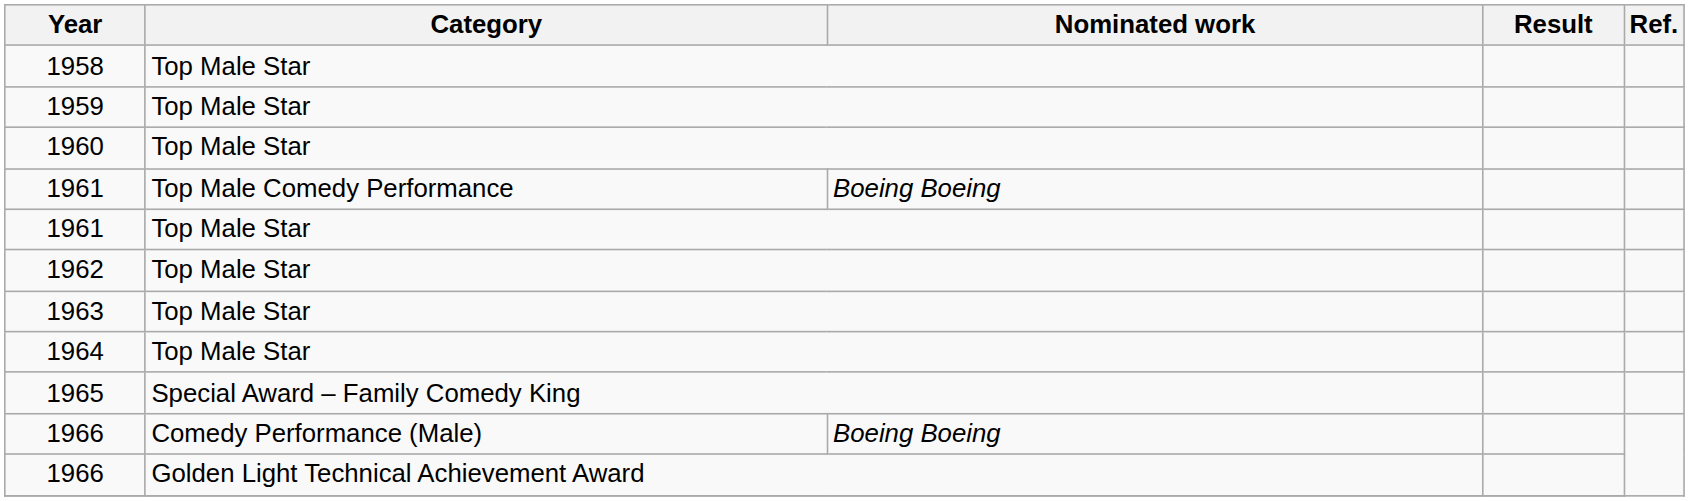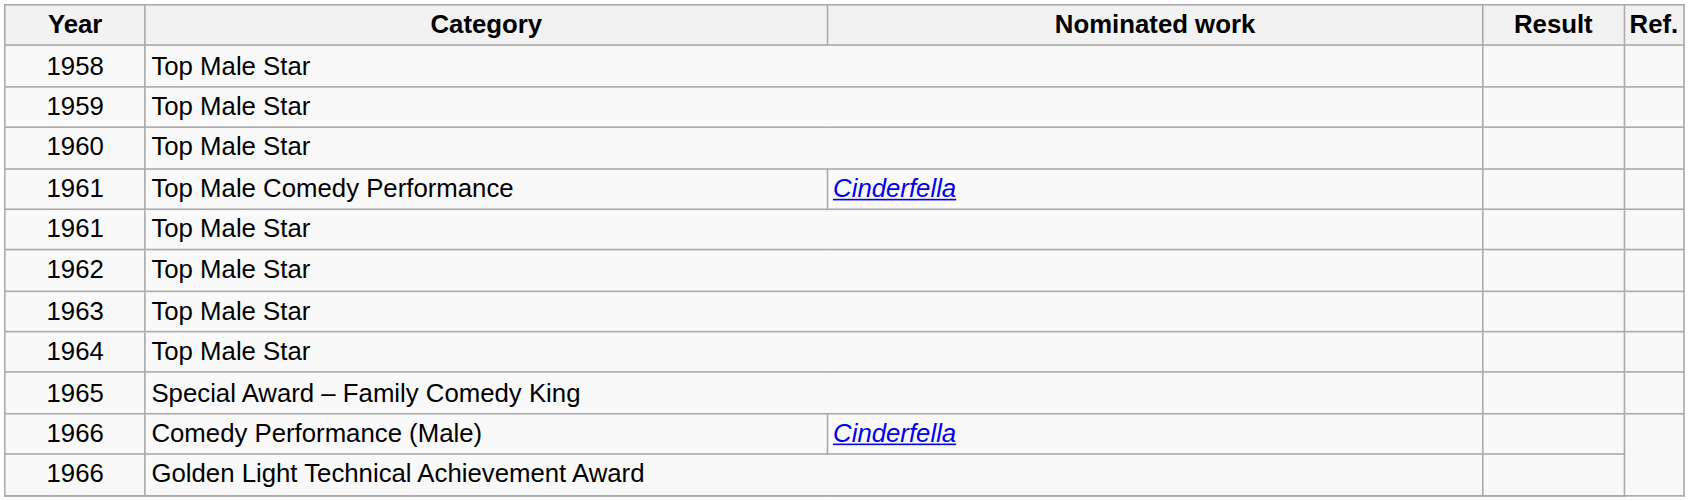(917, 188) Boeing Boeing -> (895, 188) Cinderfella
(917, 433) Boeing Boeing -> (895, 433) Cinderfella
